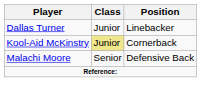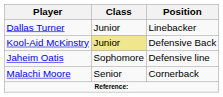(151, 43) Cornerback -> (182, 43) Defensive Back
+ row: (35, 58)
(160, 58) Defensive Back -> (174, 74) Cornerback
